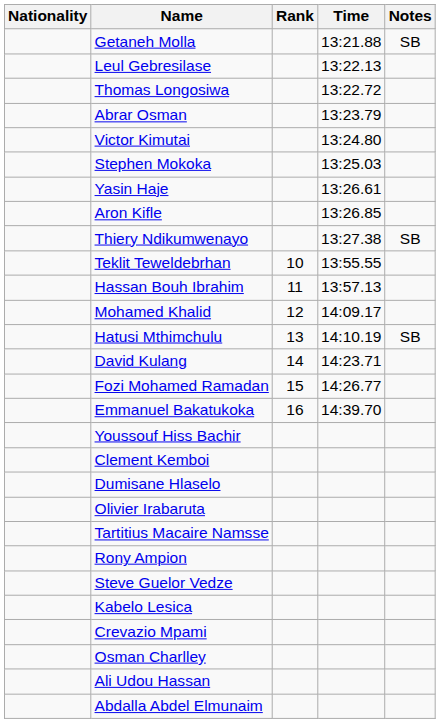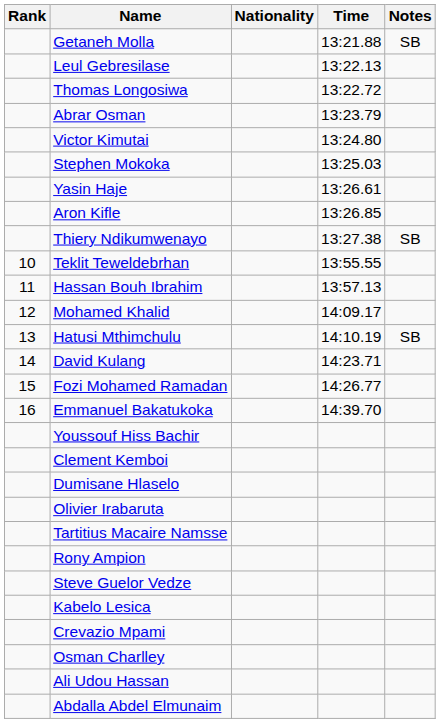columns swapped: (295, 16) <-> (48, 16)
